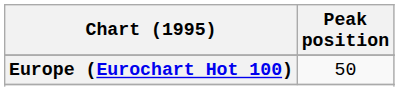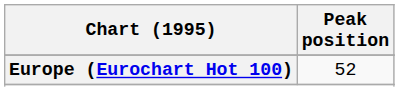(345, 70) 50 -> (345, 70) 52
